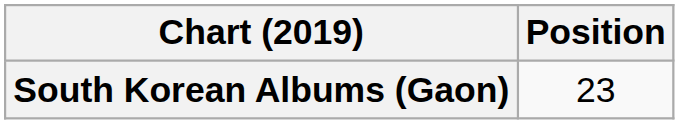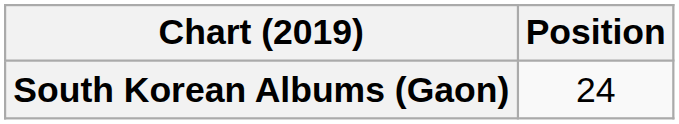(596, 88) 23 -> (596, 88) 24
